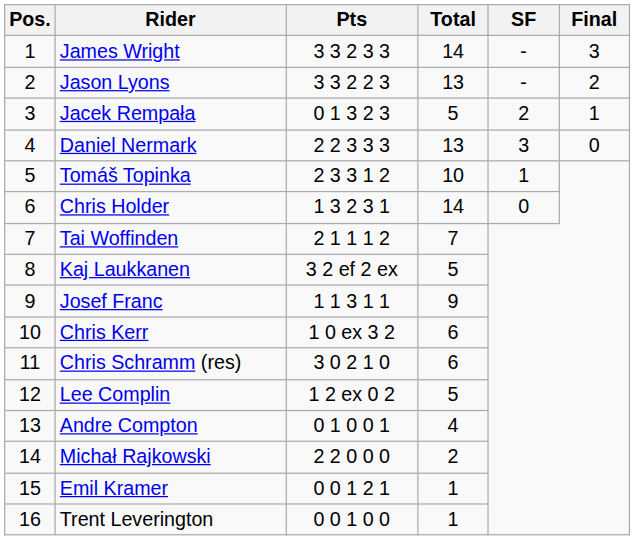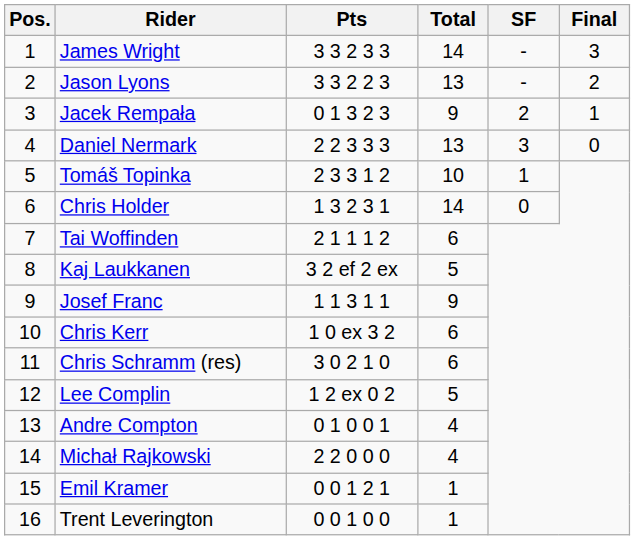(453, 113) 5 -> (453, 113) 9
(453, 238) 7 -> (453, 238) 6
(453, 457) 2 -> (453, 457) 4
